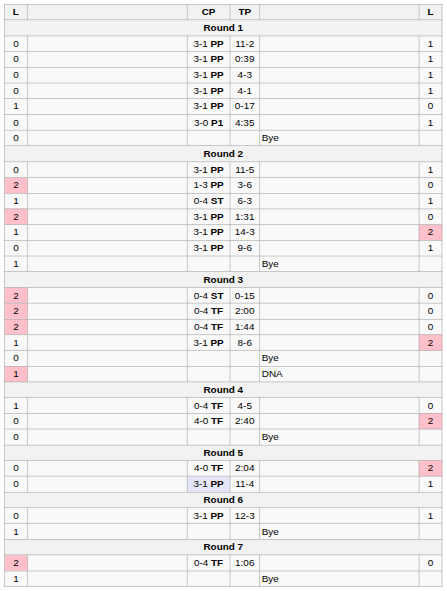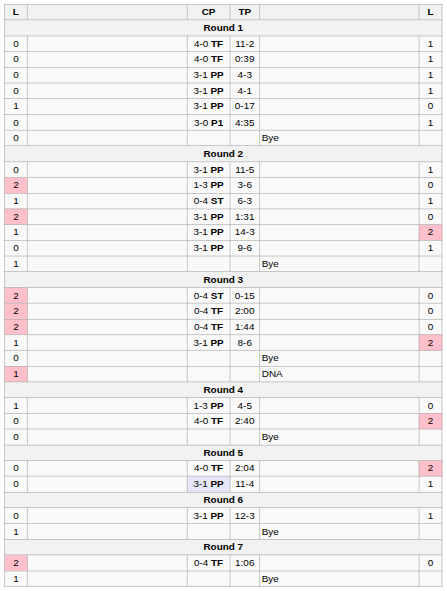(209, 43) 3-1 PP -> (209, 43) 4-0 TF
(209, 59) 3-1 PP -> (209, 59) 4-0 TF
(209, 405) 0-4 TF -> (209, 405) 1-3 PP
